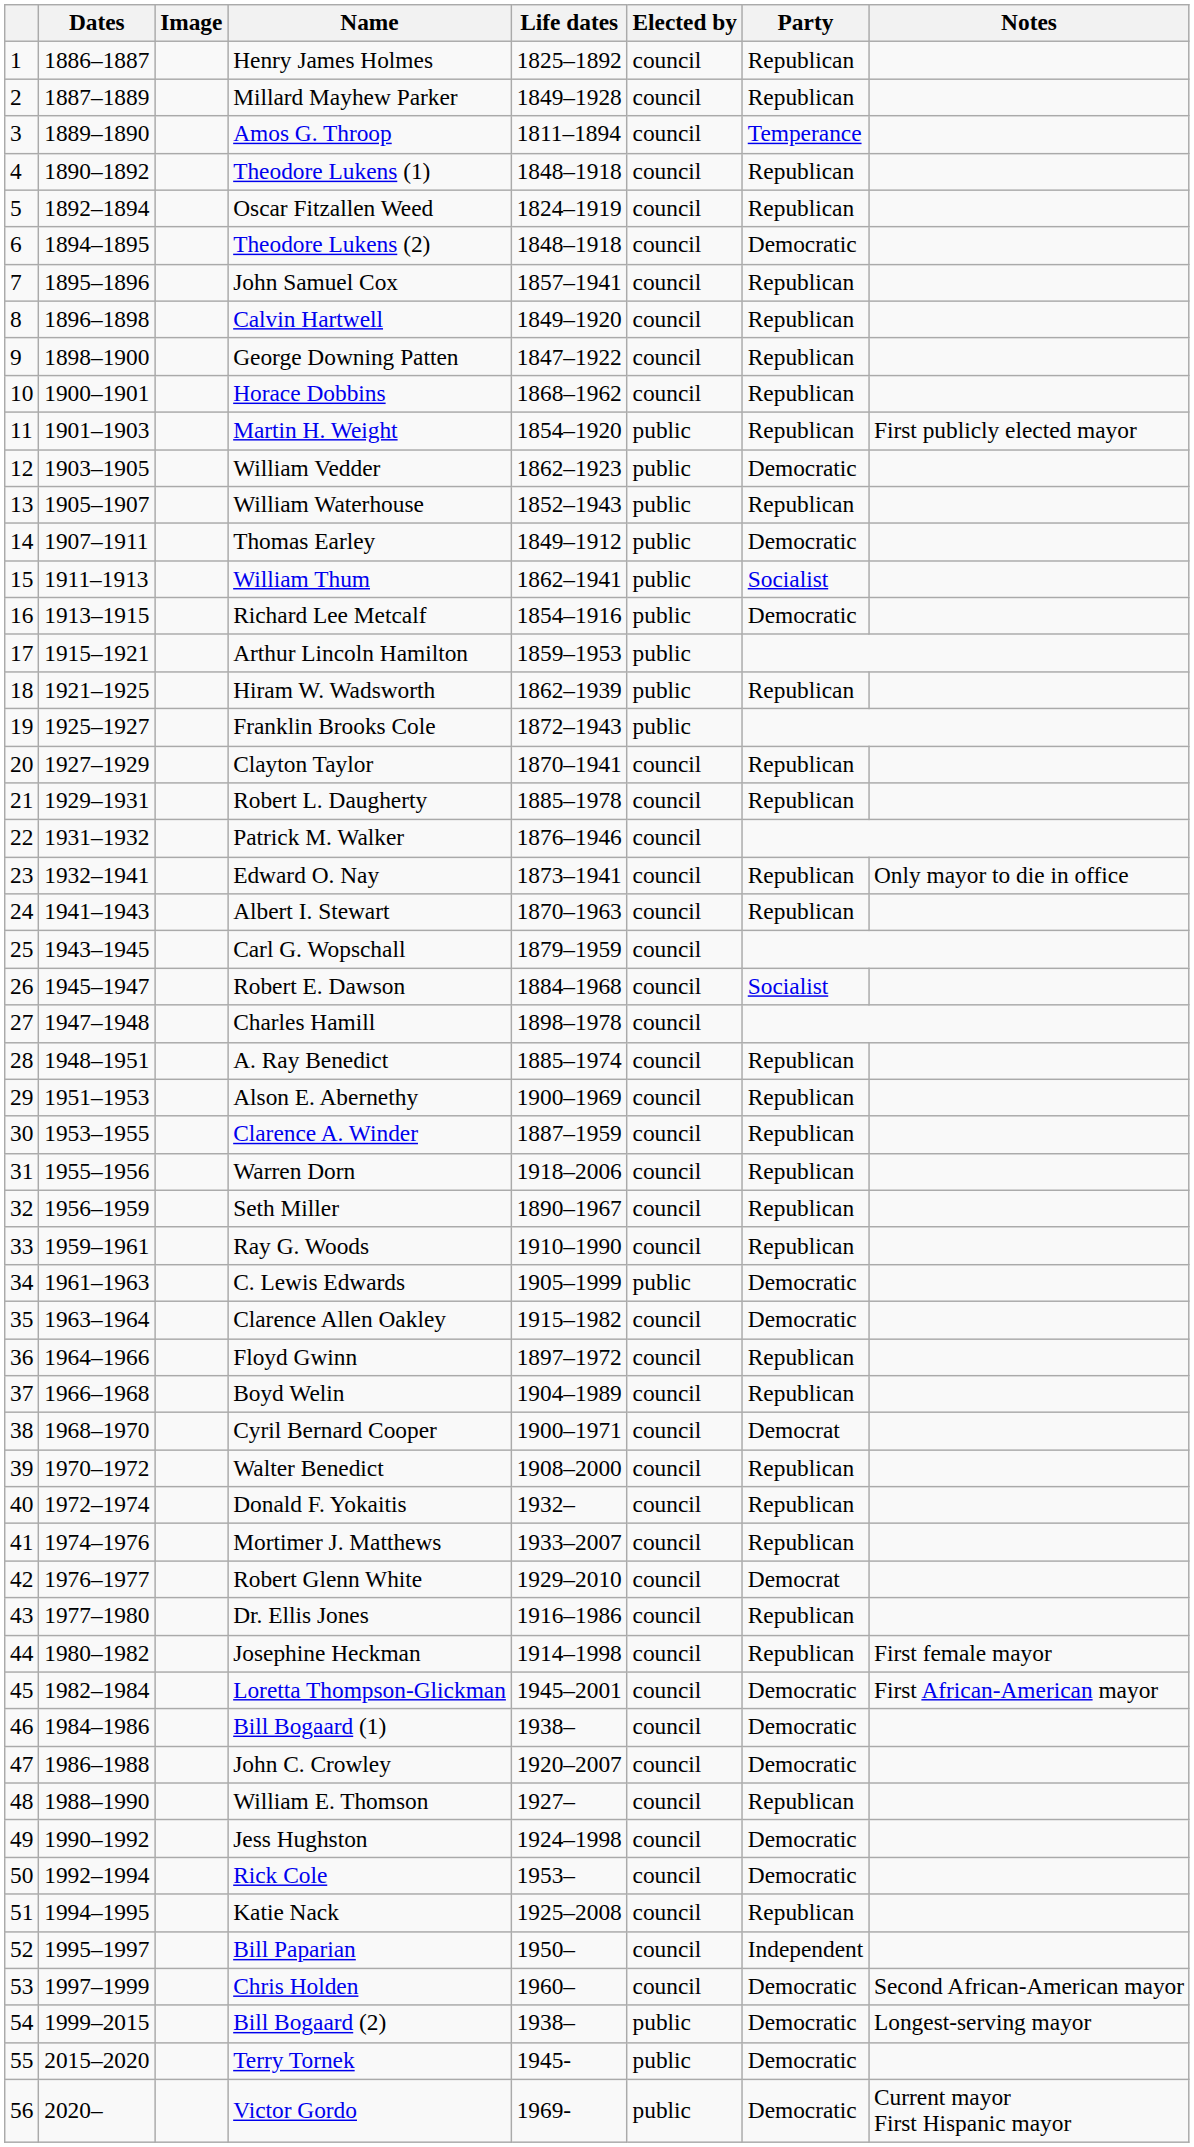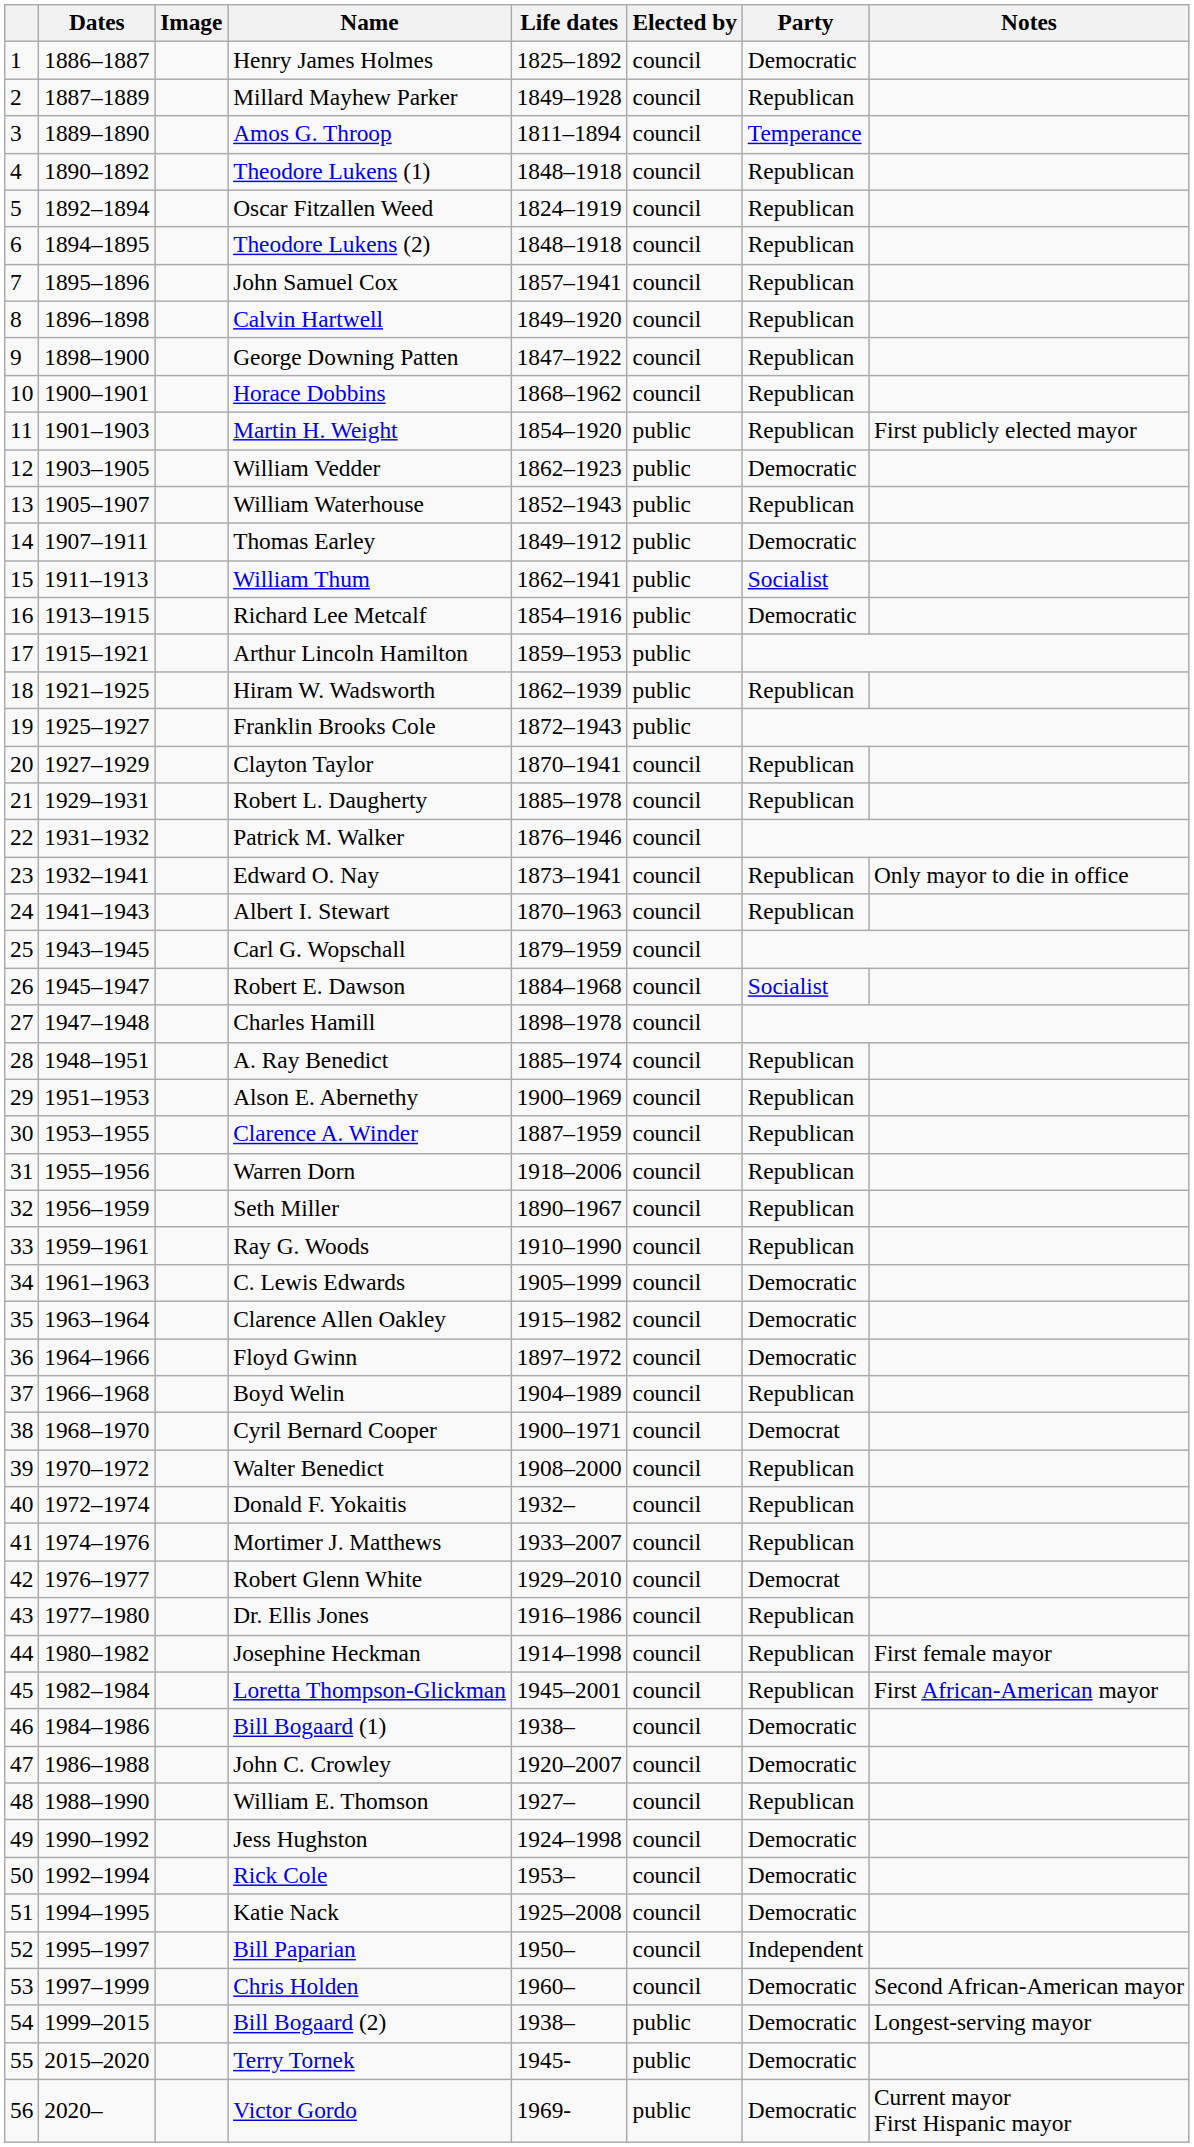(801, 60) Republican -> (802, 60) Democratic
(802, 245) Democratic -> (801, 245) Republican
(662, 1282) public -> (667, 1282) council
(801, 1356) Republican -> (802, 1356) Democratic
(802, 1690) Democratic -> (801, 1690) Republican
(801, 1912) Republican -> (802, 1912) Democratic
